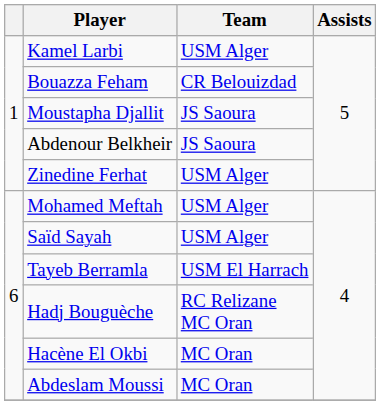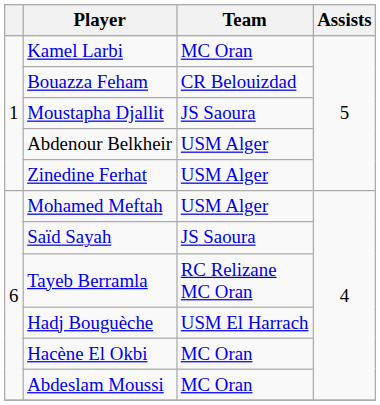(224, 51) USM Alger -> (217, 51) MC Oran
(218, 144) JS Saoura -> (224, 144) USM Alger
(224, 237) USM Alger -> (218, 237) JS Saoura
(245, 268) USM El Harrach -> (229, 280) RC Relizane MC Oran
(229, 311) RC Relizane MC Oran -> (245, 322) USM El Harrach
